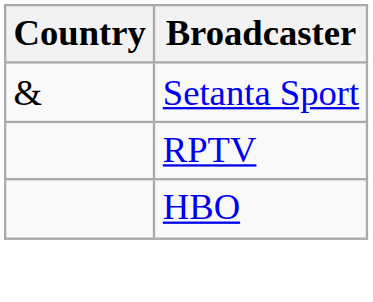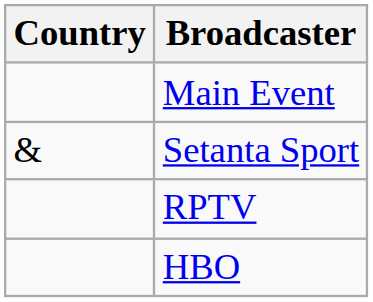+ row: (249, 91)
